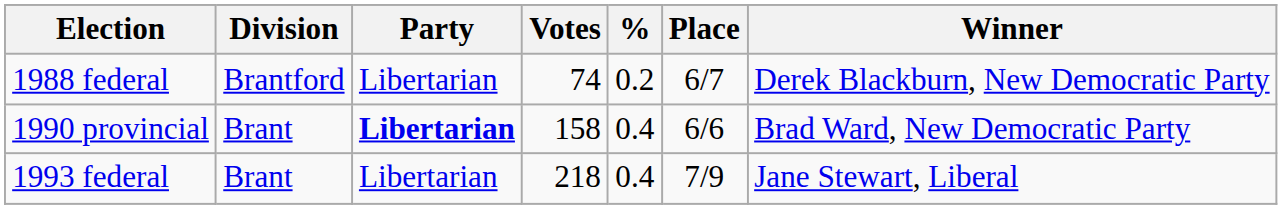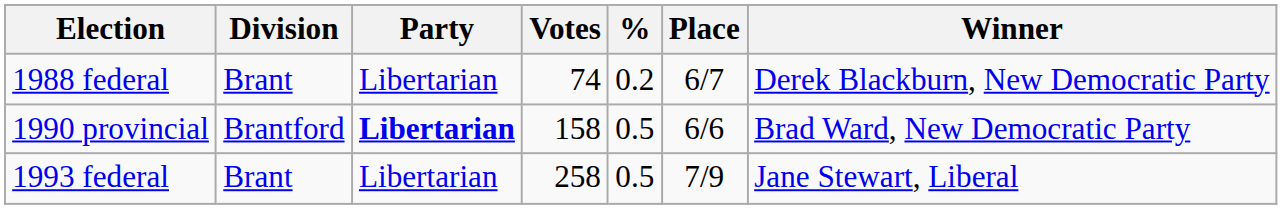(284, 78) Brantford -> (258, 78) Brant
(258, 128) Brant -> (284, 128) Brantford
(635, 128) 0.4 -> (635, 128) 0.5
(578, 177) 218 -> (578, 177) 258
(635, 177) 0.4 -> (635, 177) 0.5
